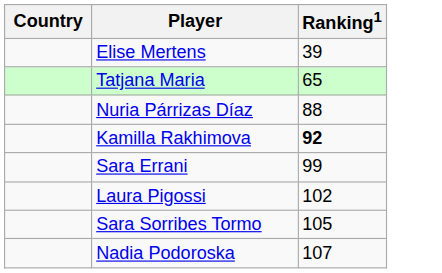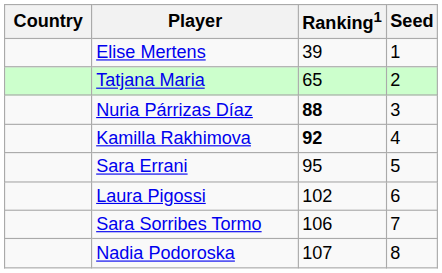+ column: (412, 21)
(312, 109) normal -> (312, 109) bold
(312, 167) 99 -> (312, 167) 95
(317, 224) 105 -> (317, 224) 106
